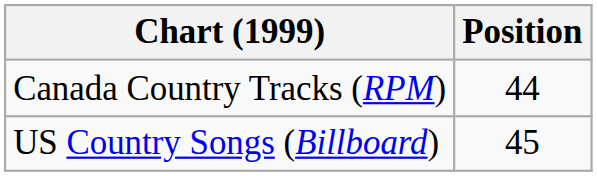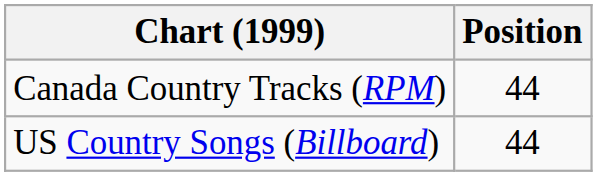(522, 142) 45 -> (522, 142) 44
